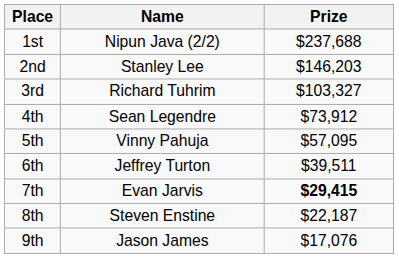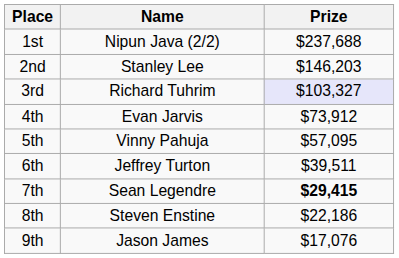(329, 91) no background -> (329, 91) lavender background
(162, 116) Sean Legendre -> (162, 116) Evan Jarvis
(162, 191) Evan Jarvis -> (162, 191) Sean Legendre
(329, 215) $22,187 -> (329, 215) $22,186
